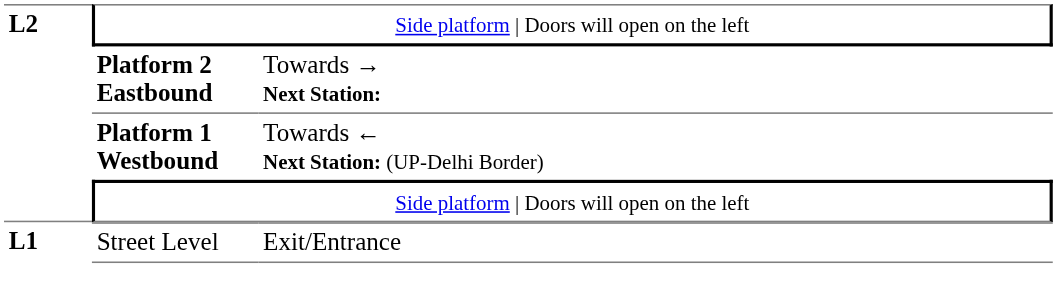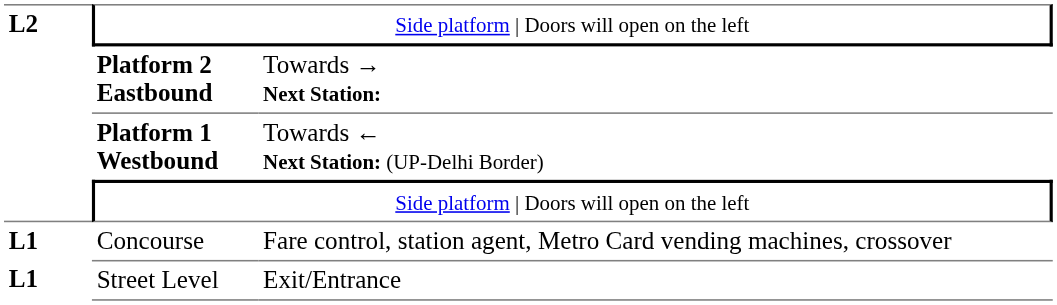+ row: (150, 240)
